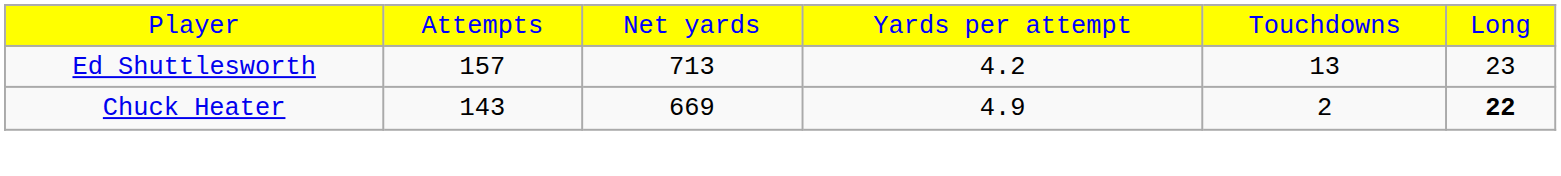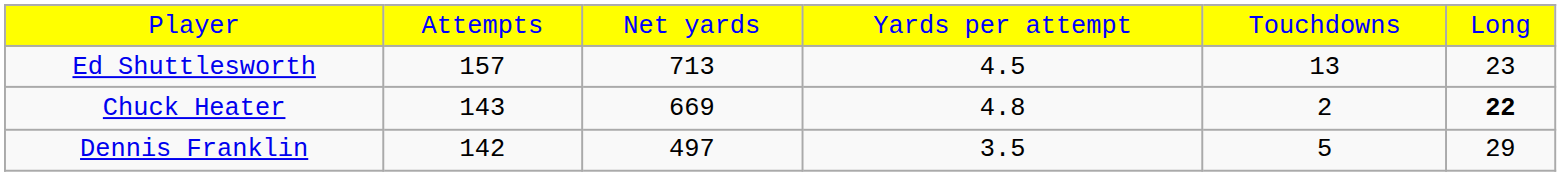(1003, 67) 4.2 -> (1003, 67) 4.5
(1003, 108) 4.9 -> (1003, 108) 4.8
+ row: (194, 150)
